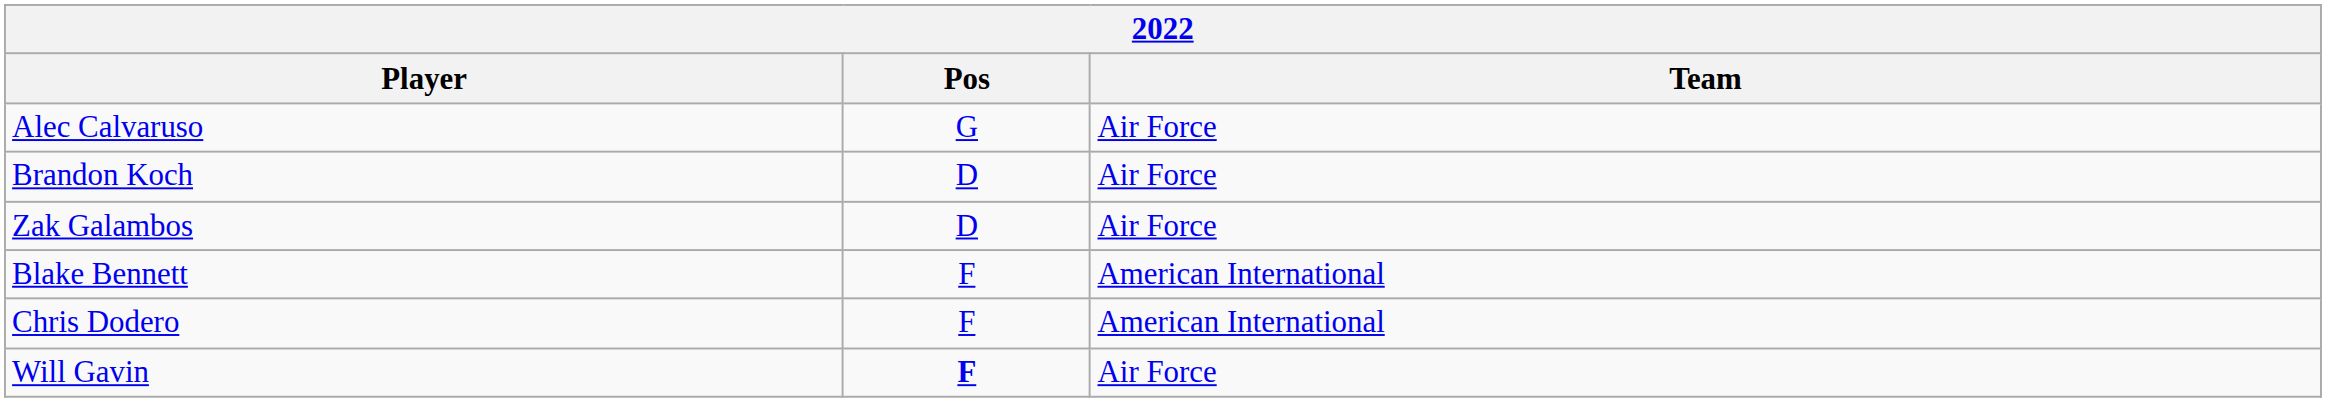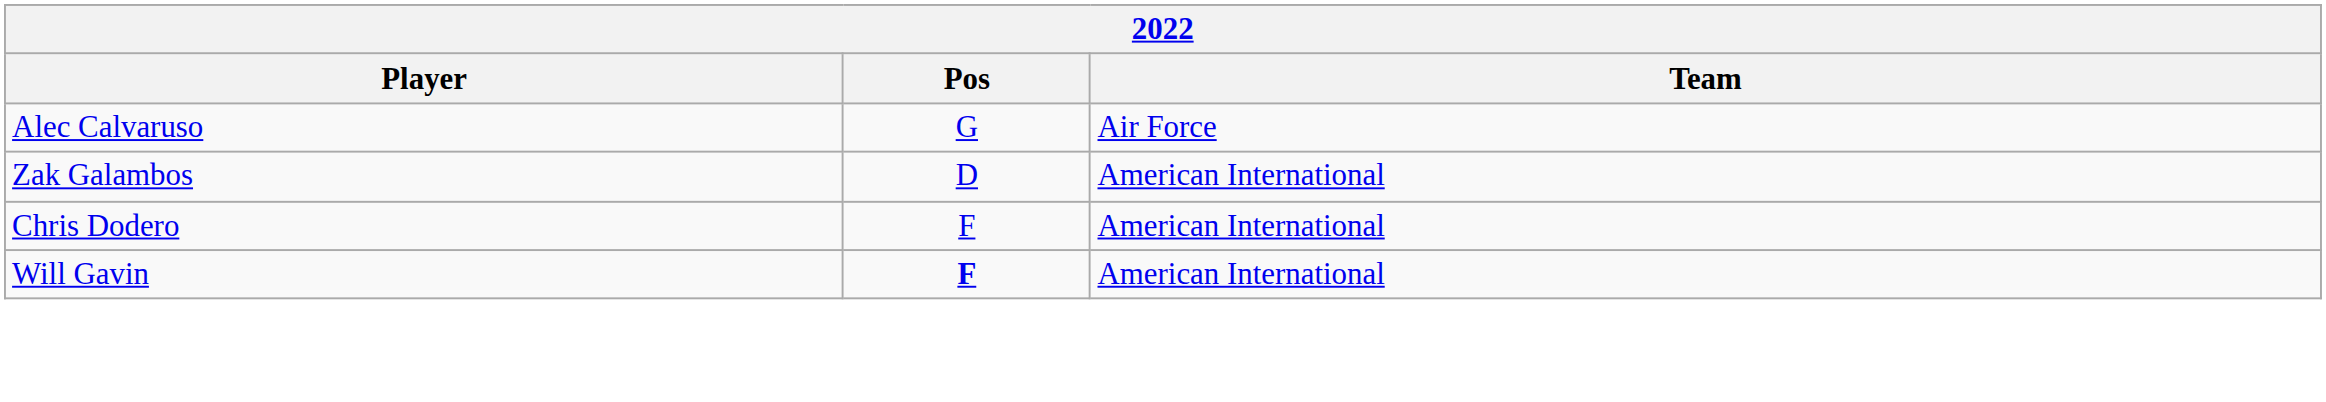- row: (103, 175)
(1157, 224) Air Force -> (1241, 175) American International
- row: (100, 273)
(1157, 371) Air Force -> (1241, 273) American International
